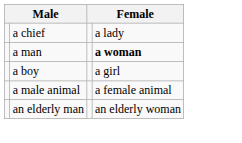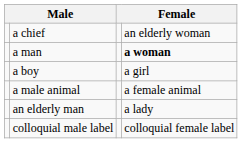(110, 33) a lady -> (167, 33) an elderly woman
(138, 109) an elderly woman -> (139, 109) a lady
+ row: (63, 128)
